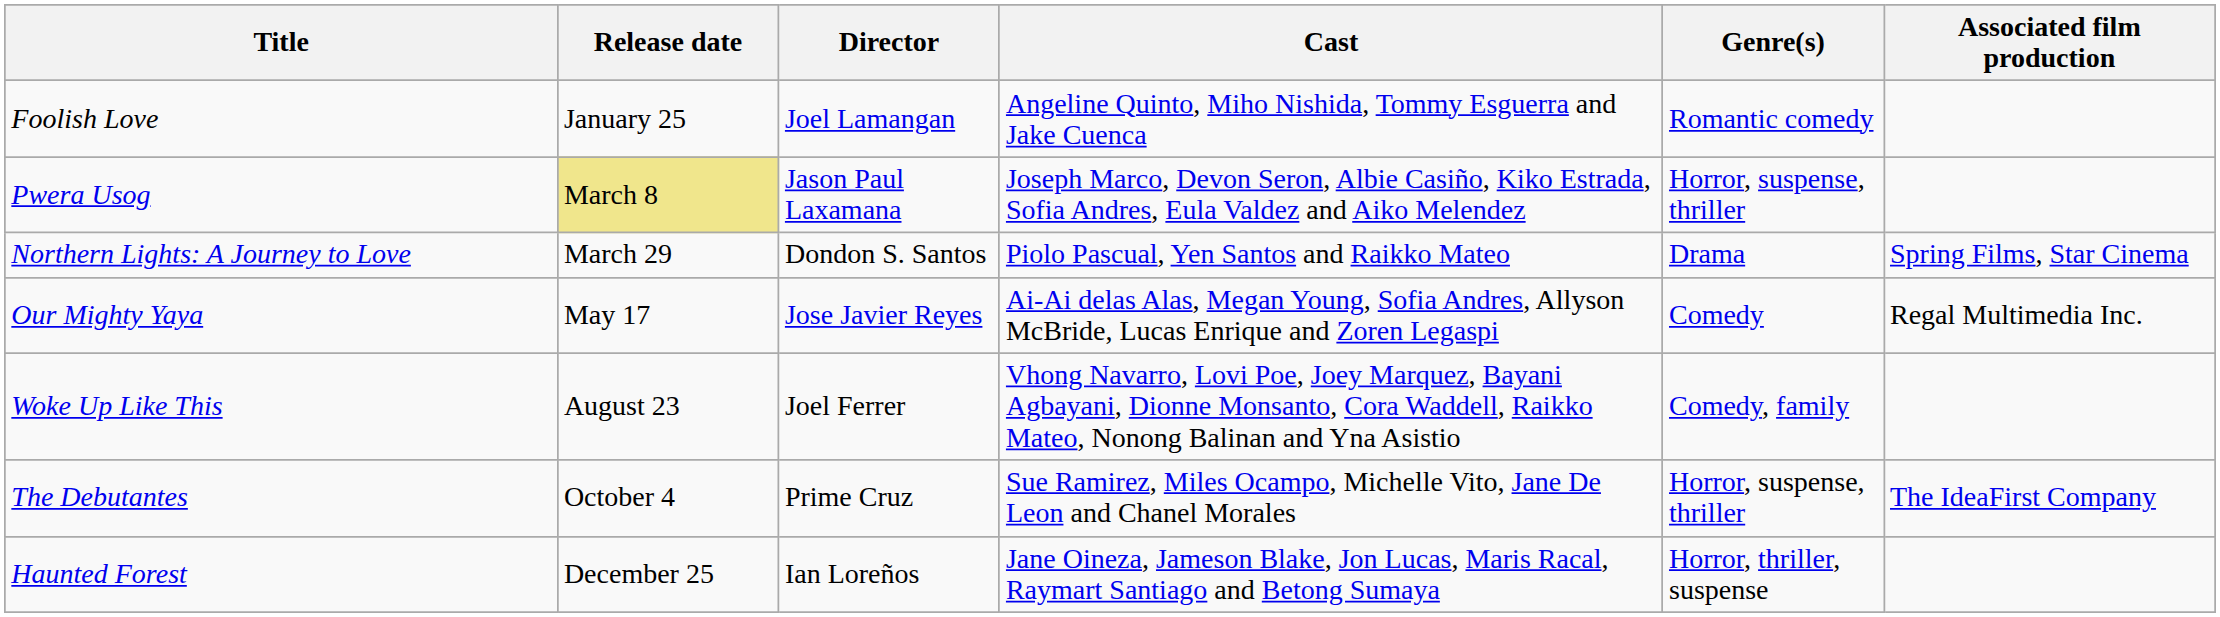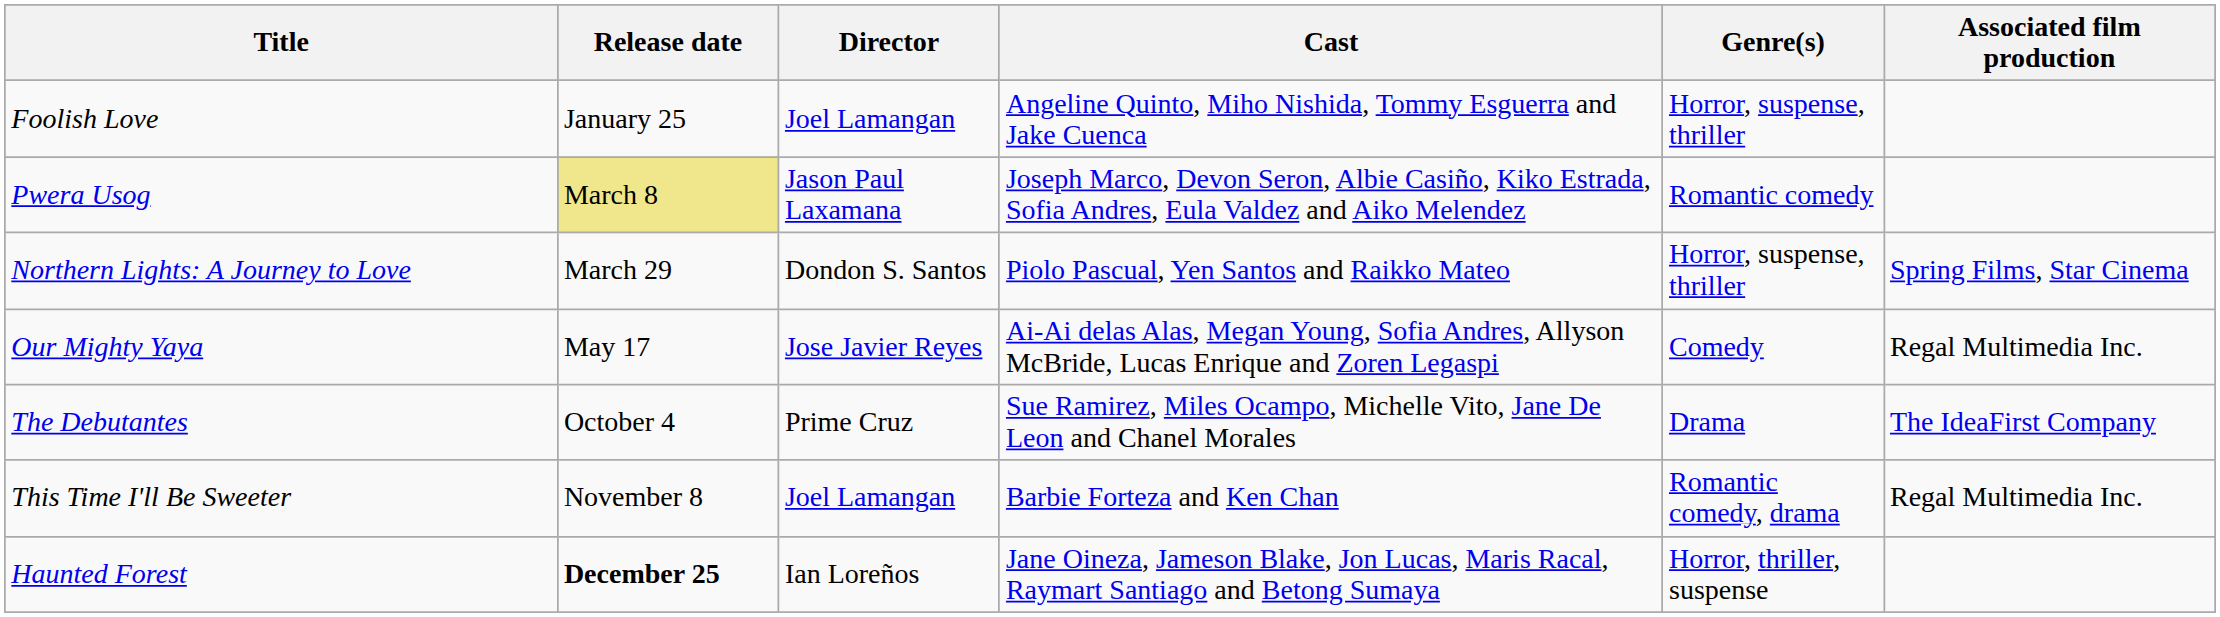(1771, 118) Romantic comedy -> (1767, 118) Horror, suspense, thriller
(1767, 194) Horror, suspense, thriller -> (1771, 194) Romantic comedy
(1707, 254) Drama -> (1767, 270) Horror, suspense, thriller
- row: (117, 406)
(1767, 497) Horror, suspense, thriller -> (1707, 421) Drama
+ row: (151, 497)
(639, 573) normal -> (642, 573) bold
